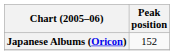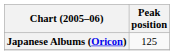(149, 41) 152 -> (149, 41) 125
